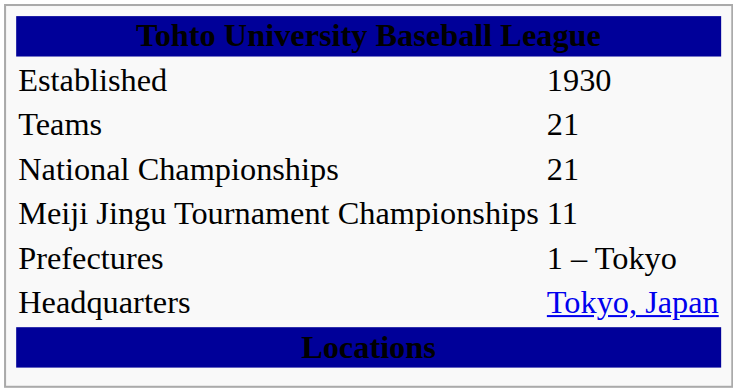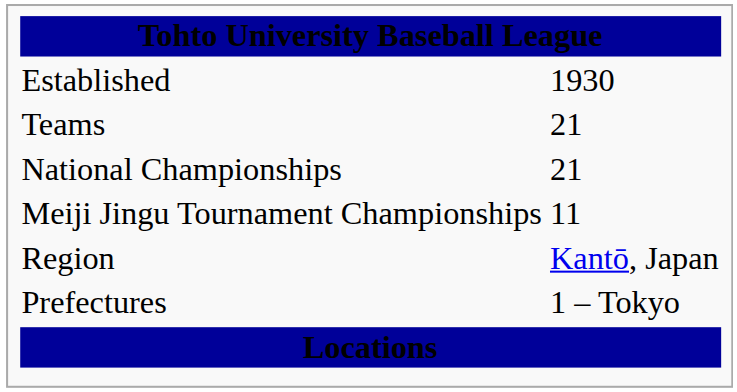+ row: (68, 258)
- row: (104, 302)
